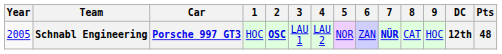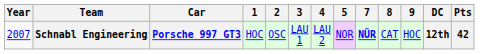- column: (367, 12)
(19, 35) 2005 -> (19, 35) 2007
(277, 35) bold -> (277, 35) normal
(485, 35) 48 -> (463, 35) 42
